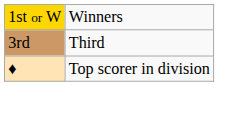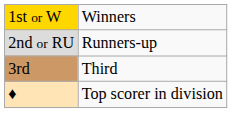+ row: (41, 42)
